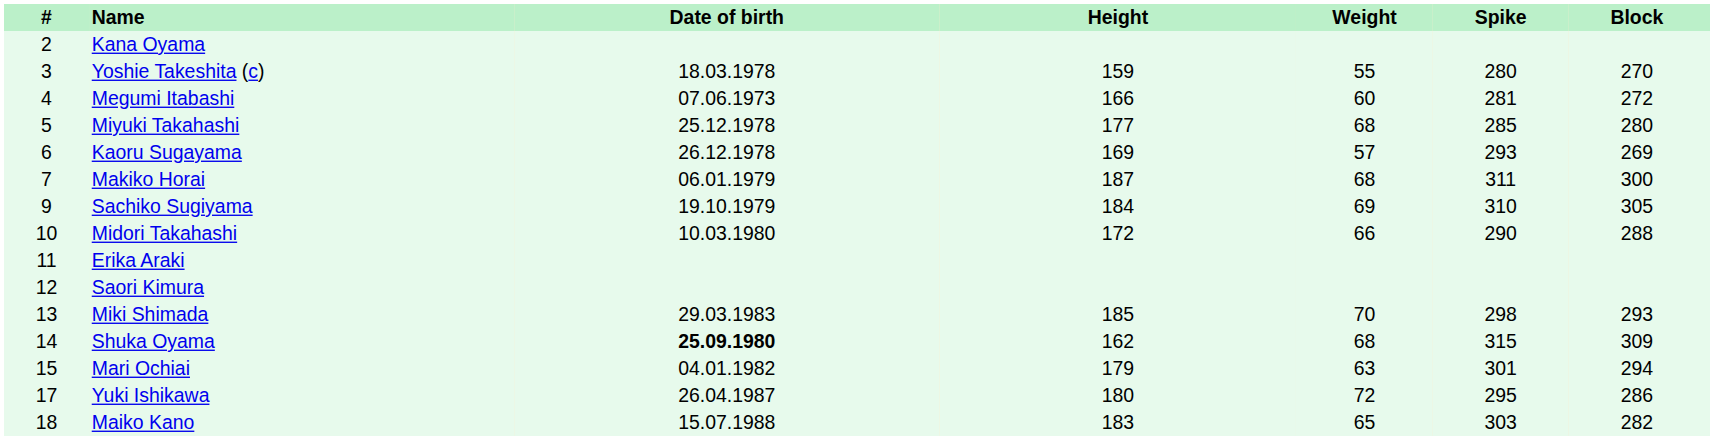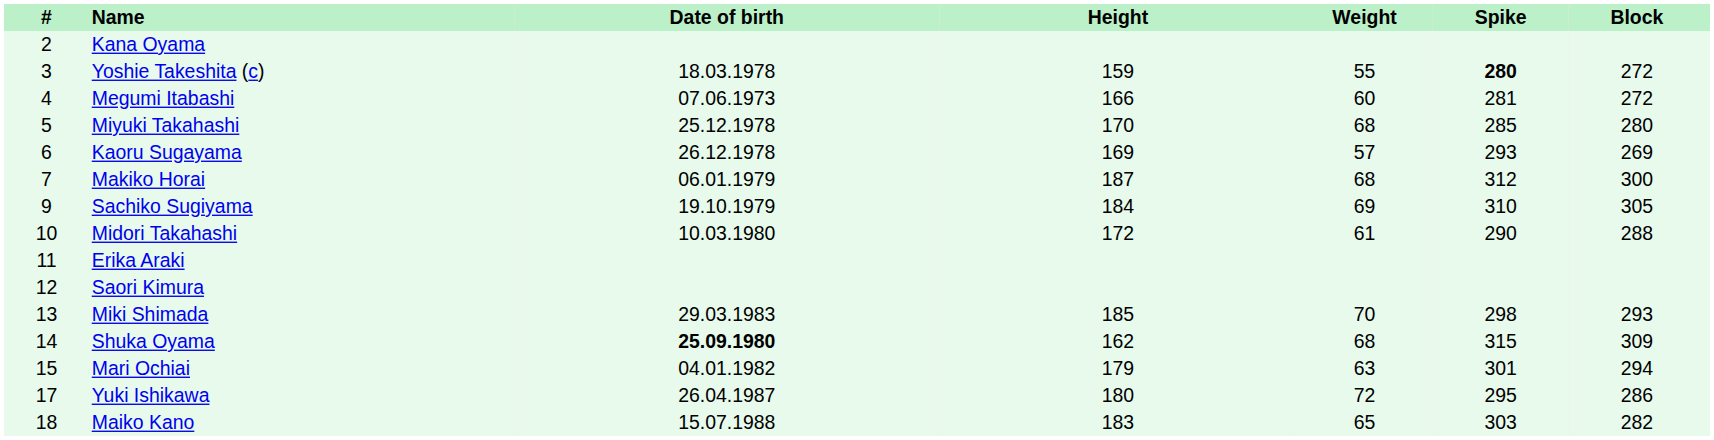(1501, 72) normal -> (1501, 72) bold
(1637, 72) 270 -> (1637, 72) 272
(1118, 126) 177 -> (1118, 126) 170
(1501, 180) 311 -> (1501, 180) 312
(1365, 234) 66 -> (1365, 234) 61
